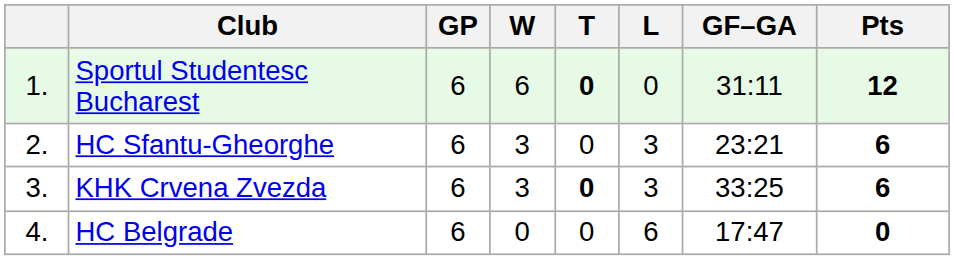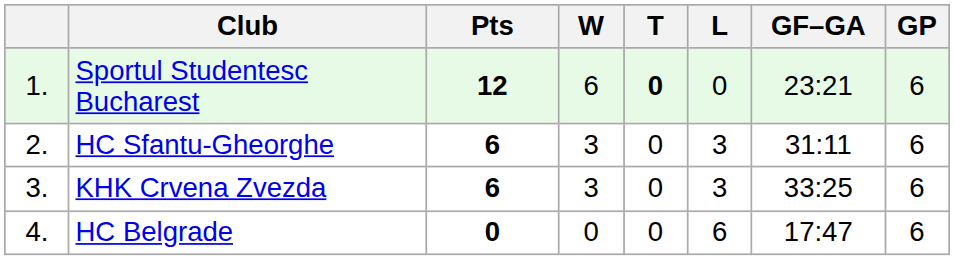columns swapped: (458, 26) <-> (883, 26)
(749, 85) 31:11 -> (818, 85) 23:21
(749, 144) 23:21 -> (818, 144) 31:11
(587, 188) bold -> (655, 188) normal
